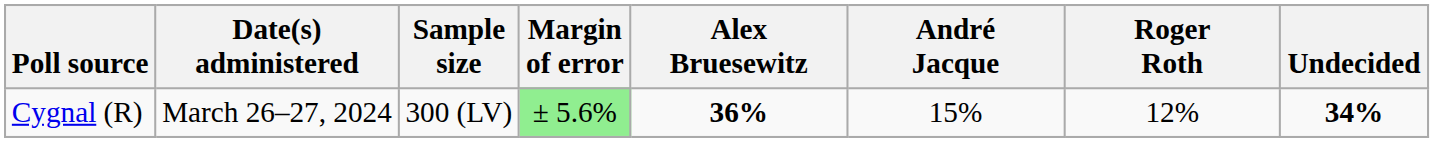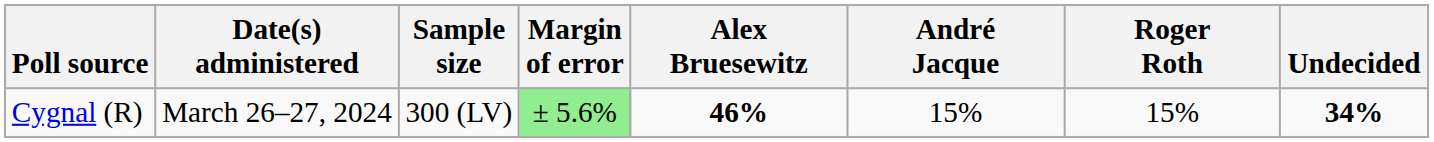(739, 111) 36% -> (739, 111) 46%
(1172, 111) 12% -> (1172, 111) 15%
